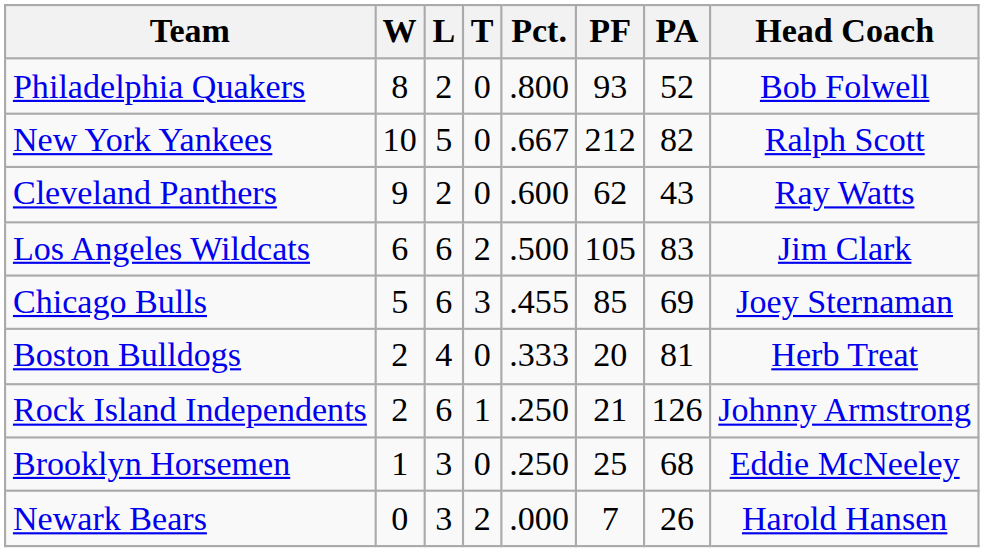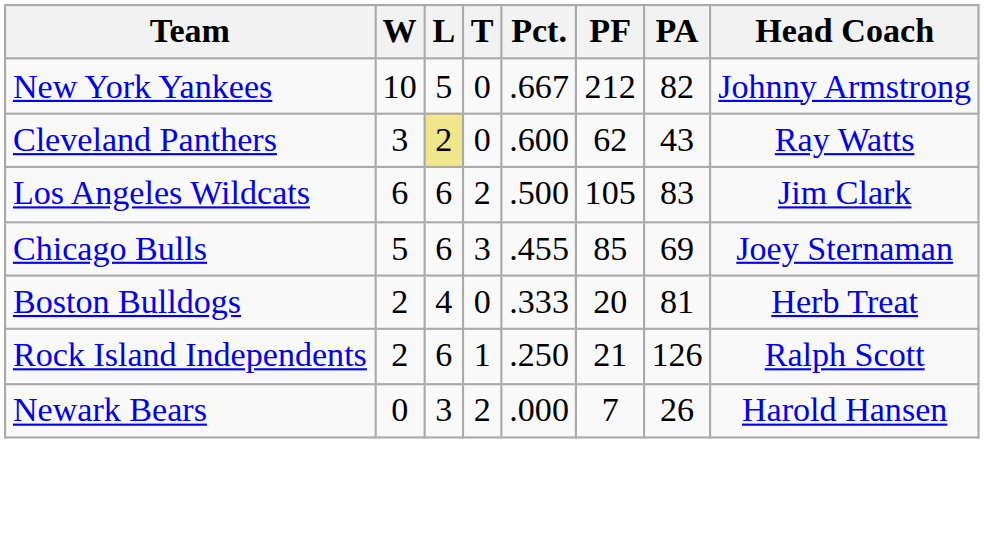- row: (159, 85)
(845, 139) Ralph Scott -> (845, 85) Johnny Armstrong
(400, 193) 9 -> (400, 139) 3
(444, 193) no background -> (444, 139) khaki background
(845, 409) Johnny Armstrong -> (845, 355) Ralph Scott
- row: (152, 463)
